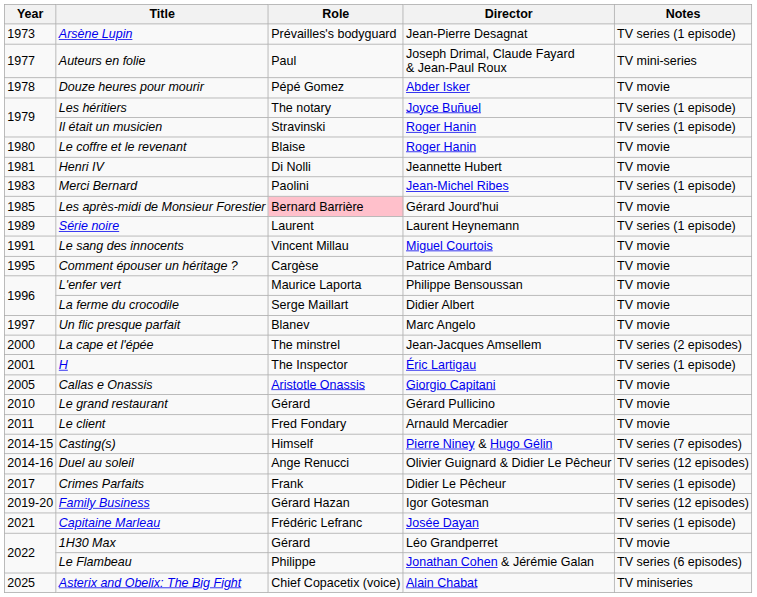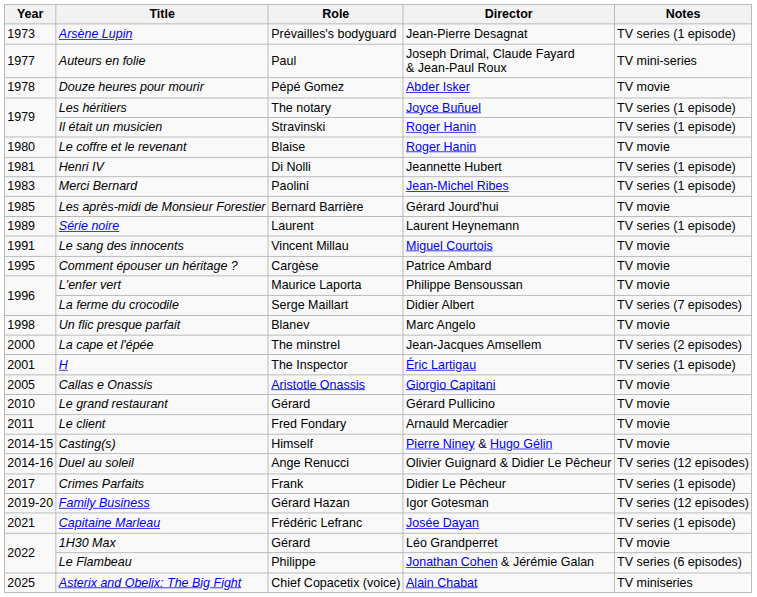(643, 166) TV movie -> (676, 166) TV series (1 episode)
(317, 206) pink background -> (317, 206) no background
(643, 305) TV movie -> (680, 305) TV series (7 episodes)
(21, 325) 1997 -> (21, 325) 1998
(680, 444) TV series (7 episodes) -> (643, 444) TV movie
